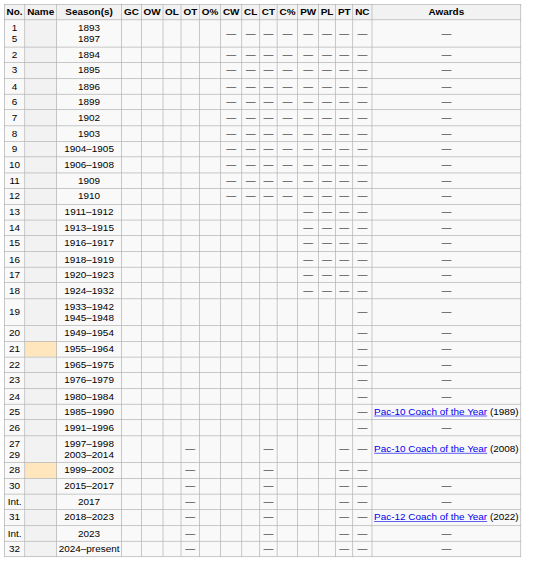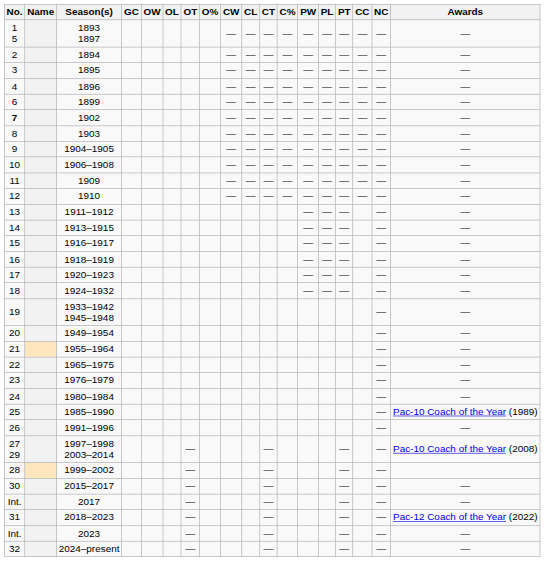+ column: (362, 12)
(15, 117) normal -> (15, 117) bold
